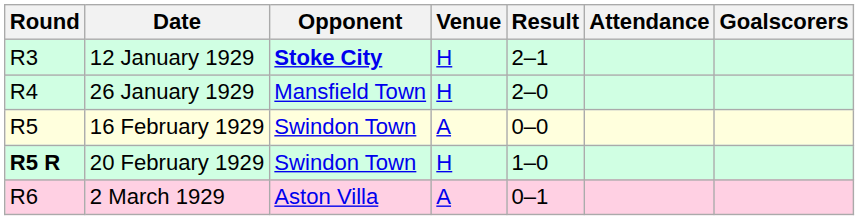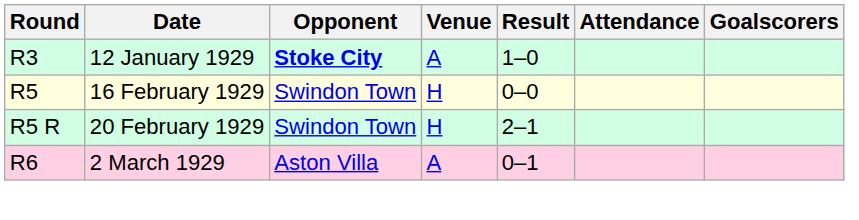(444, 57) H -> (434, 57) A
(530, 57) 2–1 -> (520, 57) 1–0
- row: (172, 92)
(444, 127) A -> (434, 92) H
(35, 162) bold -> (35, 127) normal
(530, 162) 1–0 -> (520, 127) 2–1
